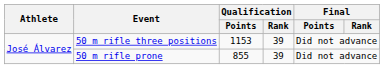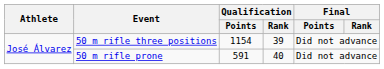(241, 41) 1153 -> (241, 41) 1154
(241, 56) 855 -> (241, 56) 591
(278, 56) 39 -> (278, 56) 40
